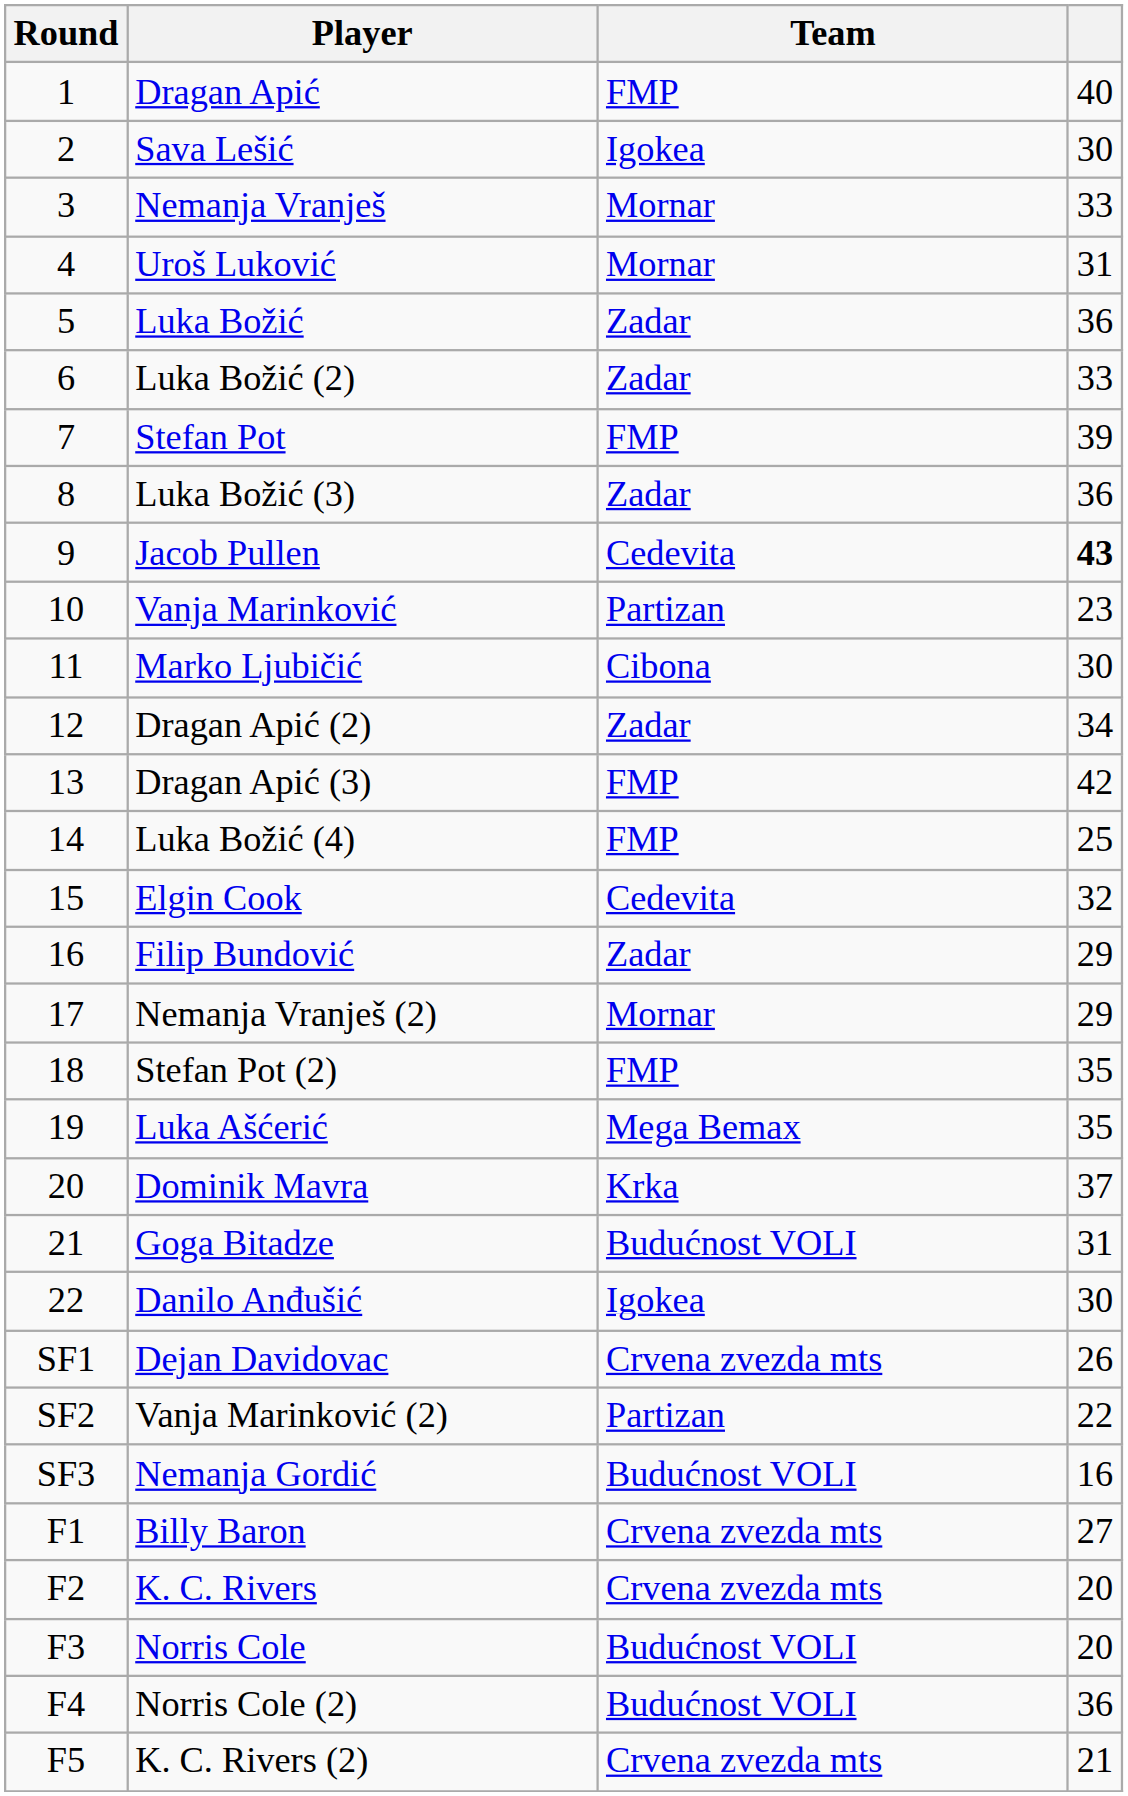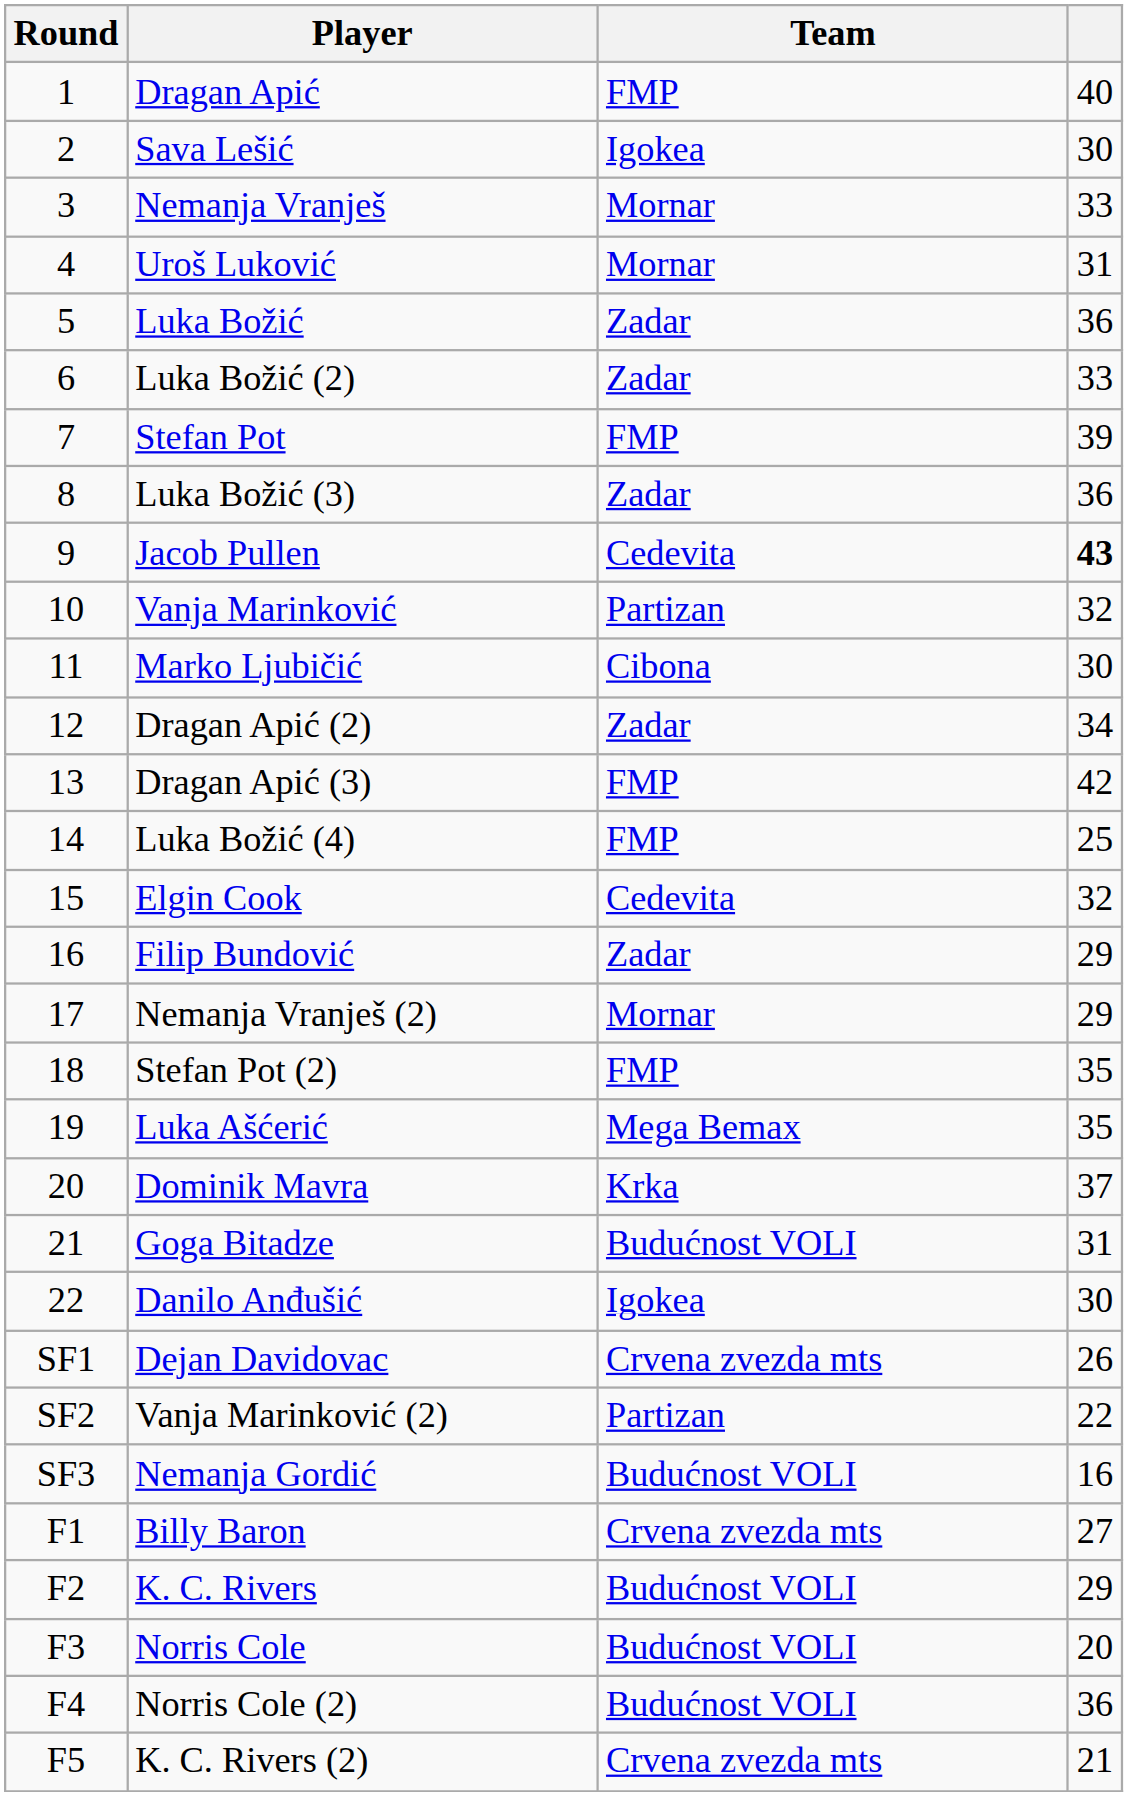(1095, 609) 23 -> (1095, 609) 32
(744, 1588) Crvena zvezda mts -> (731, 1588) Budućnost VOLI
(1095, 1588) 20 -> (1095, 1588) 29
